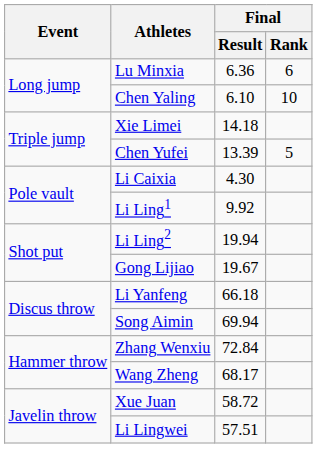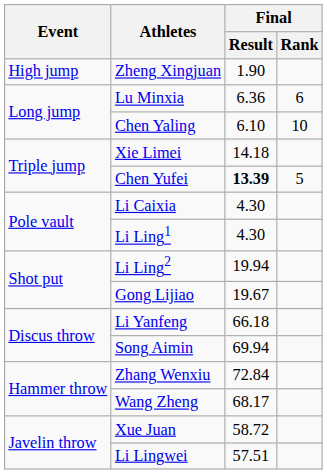+ row: (168, 71)
(240, 152) normal -> (251, 179) bold
(240, 208) 9.92 -> (251, 235) 4.30
